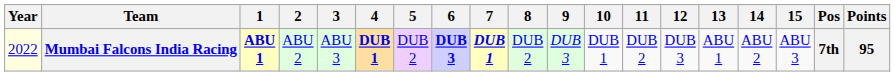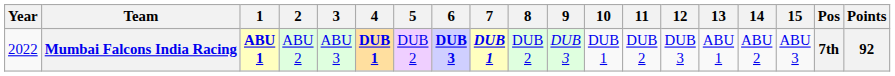(23, 49) lightyellow background -> (23, 49) no background
(867, 49) 95 -> (867, 49) 92
